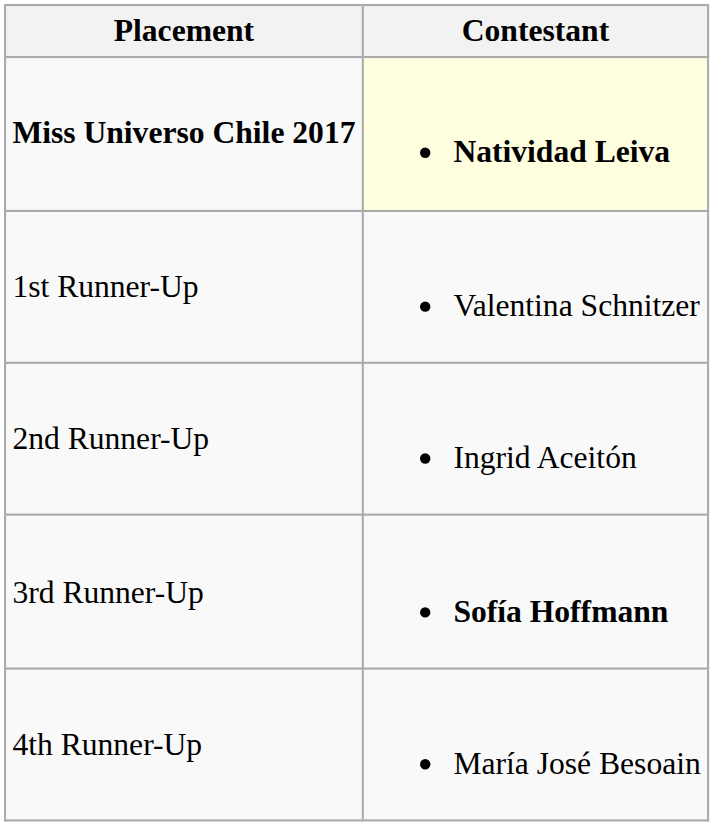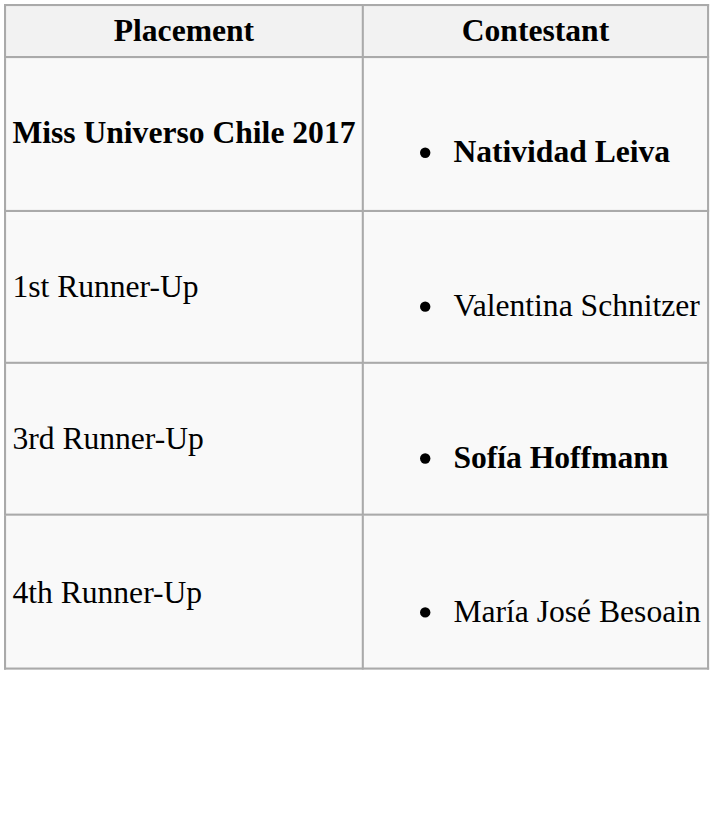(535, 152) lightyellow background -> (535, 152) no background
- row: (111, 438)
